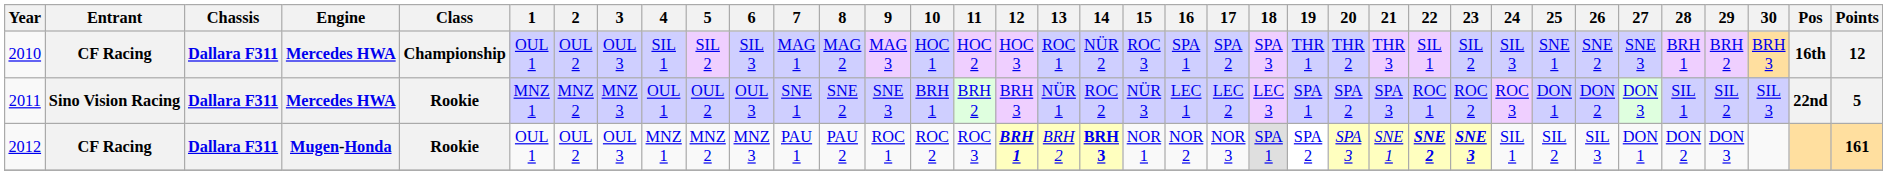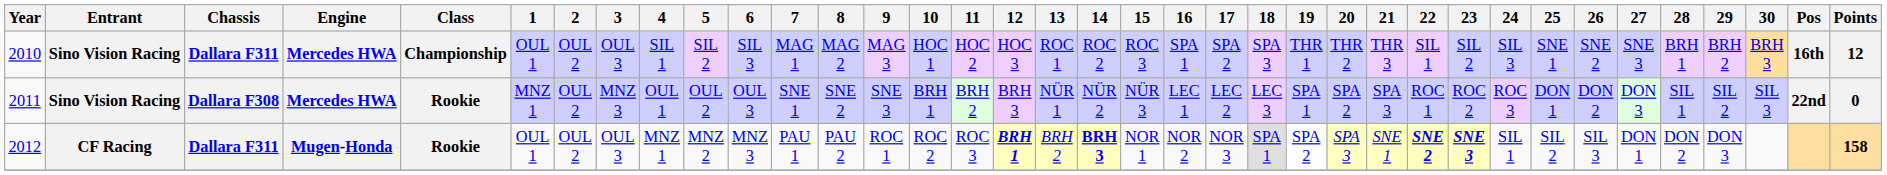(115, 54) CF Racing -> (115, 54) Sino Vision Racing
(1101, 54) NÜR 2 -> (1099, 54) ROC 2
(233, 100) Dallara F311 -> (234, 100) Dallara F308
(576, 100) MNZ 2 -> (575, 100) OUL 2
(1101, 100) ROC 2 -> (1099, 100) NÜR 2
(1857, 100) 5 -> (1855, 100) 0
(1857, 146) 161 -> (1855, 146) 158
